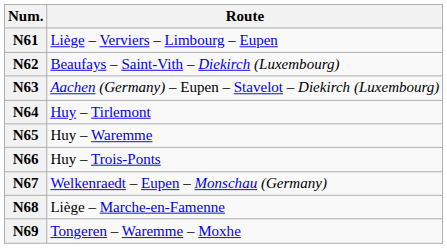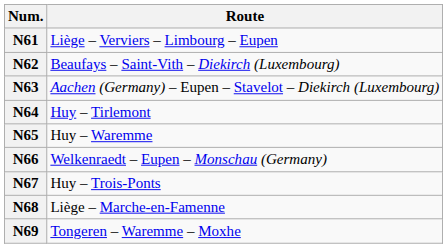(106, 159) Huy – Trois-Ponts -> (189, 159) Welkenraedt – Eupen – Monschau (Germany)
(189, 183) Welkenraedt – Eupen – Monschau (Germany) -> (106, 183) Huy – Trois-Ponts
